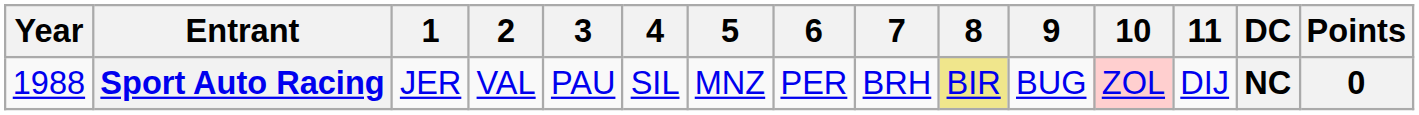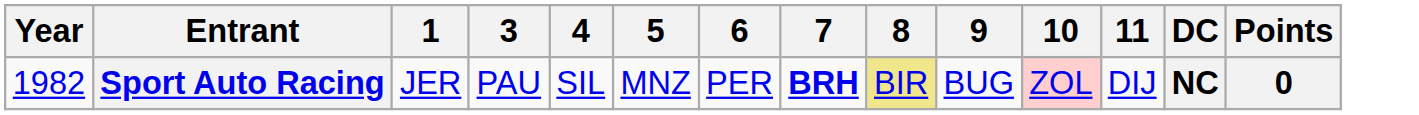- column: (506, 31)
(49, 83) 1988 -> (49, 83) 1982
(897, 83) normal -> (823, 83) bold
